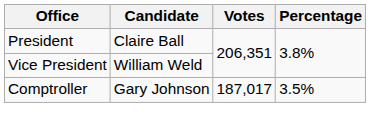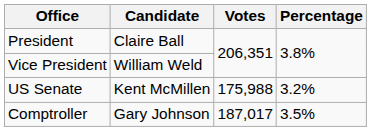+ row: (45, 89)
